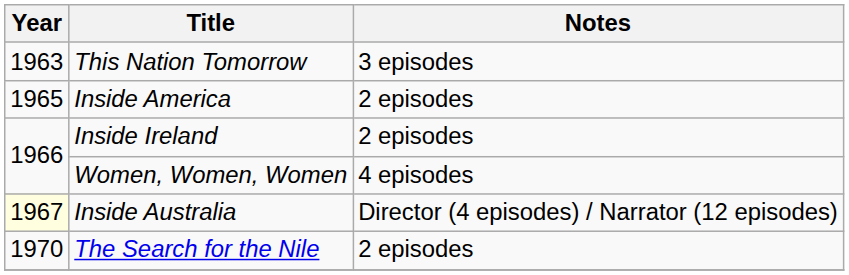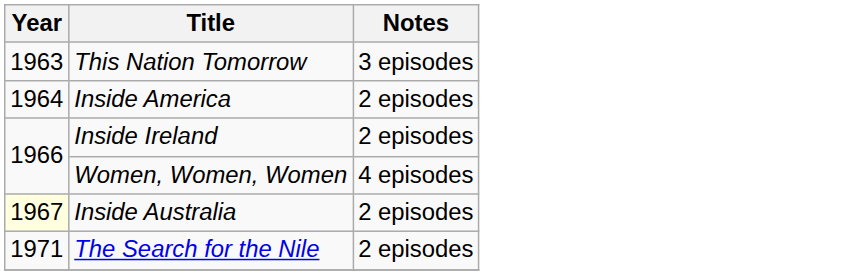(37, 99) 1965 -> (37, 99) 1964
(598, 212) Director (4 episodes) / Narrator (12 episodes) -> (416, 212) 2 episodes
(37, 250) 1970 -> (37, 250) 1971
